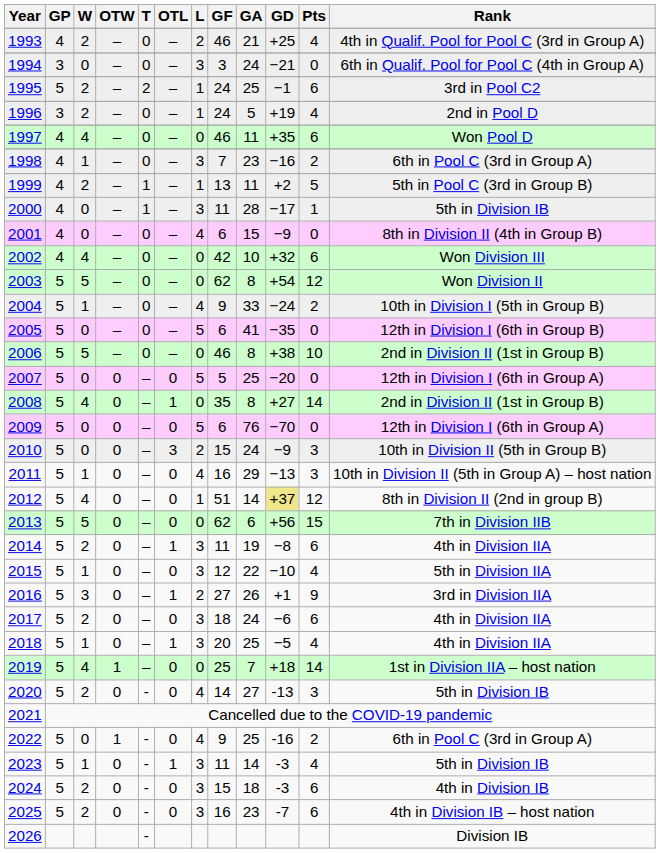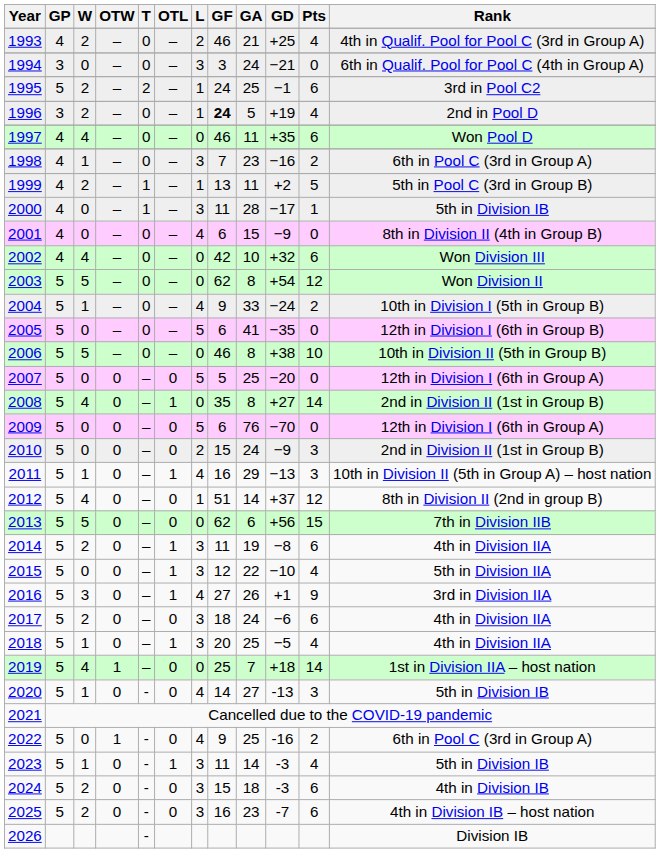(222, 112) normal -> (222, 112) bold
(492, 354) 2nd in Division II (1st in Group B) -> (492, 354) 10th in Division II (5th in Group B)
(173, 450) 3 -> (173, 450) 0
(492, 450) 10th in Division II (5th in Group B) -> (492, 450) 2nd in Division II (1st in Group B)
(173, 474) 0 -> (173, 474) 1
(282, 498) khaki background -> (282, 498) no background
(85, 570) 1 -> (85, 570) 0
(173, 570) 0 -> (173, 570) 1
(200, 595) 2 -> (200, 595) 4
(85, 691) 2 -> (85, 691) 1
